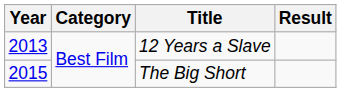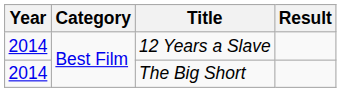(28, 45) 2013 -> (28, 45) 2014
(28, 73) 2015 -> (28, 73) 2014
